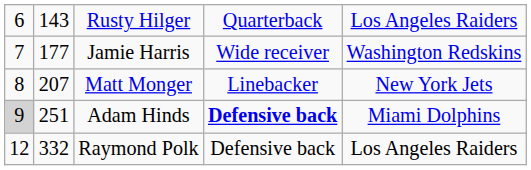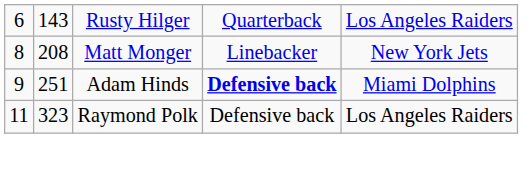- row: (138, 52)
(54, 84) 207 -> (53, 52) 208
(19, 116) lightgrey background -> (19, 84) no background
(19, 148) 12 -> (19, 116) 11
(54, 148) 332 -> (53, 116) 323
